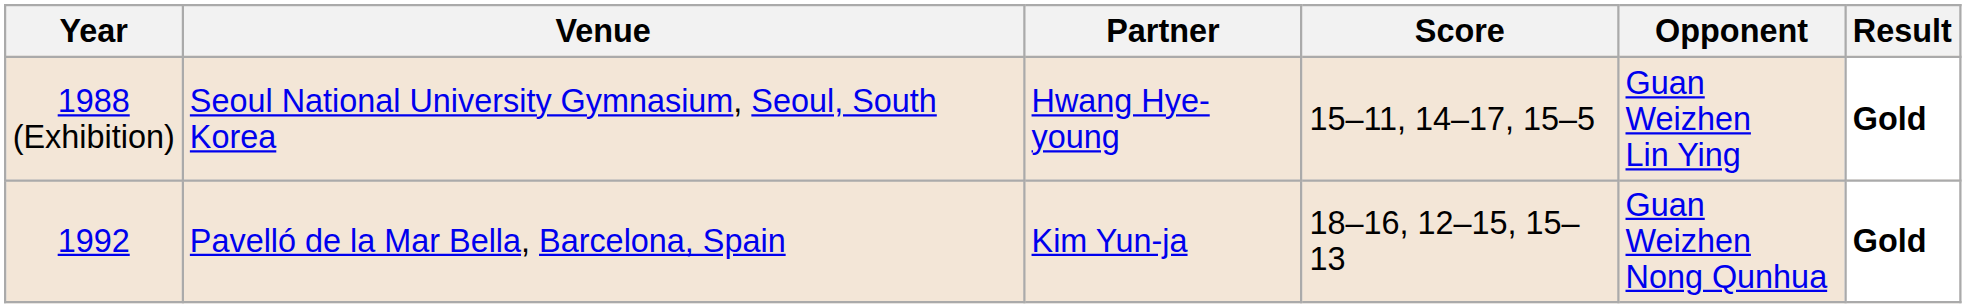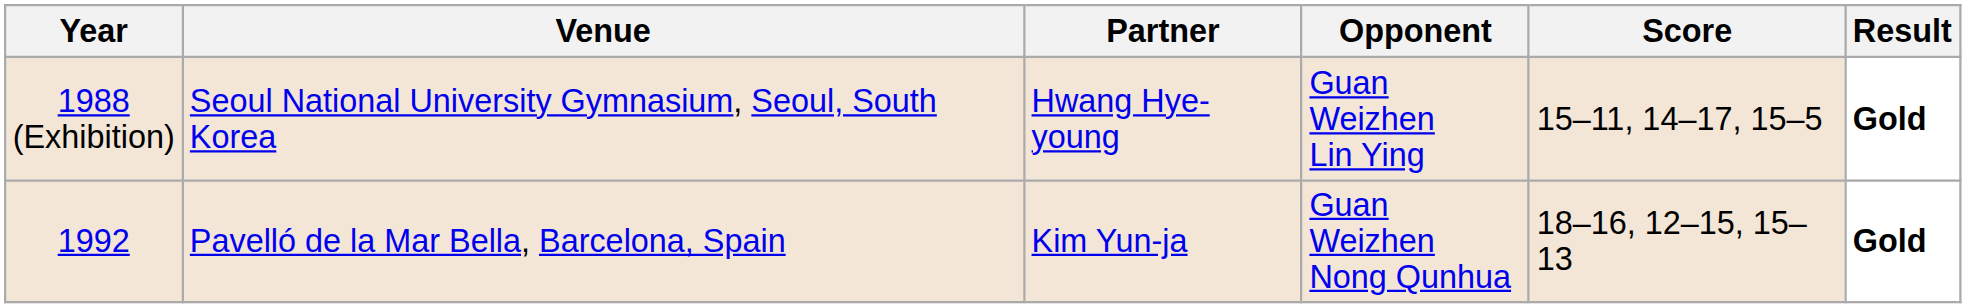columns swapped: (1732, 31) <-> (1460, 31)
